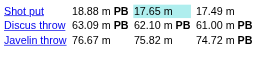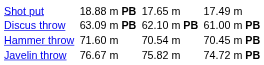(153, 11) paleturquoise background -> (161, 11) no background
+ row: (39, 41)
